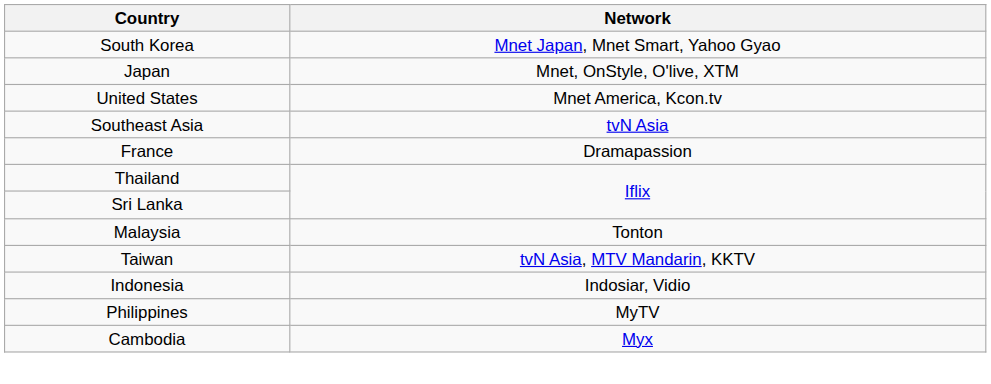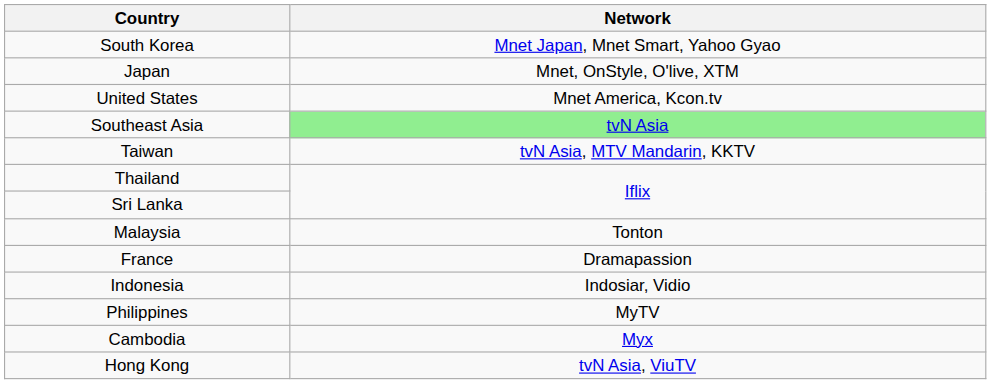(637, 125) no background -> (637, 125) lightgreen background
rows swapped: (147, 258) <-> (147, 152)
+ row: (147, 365)
